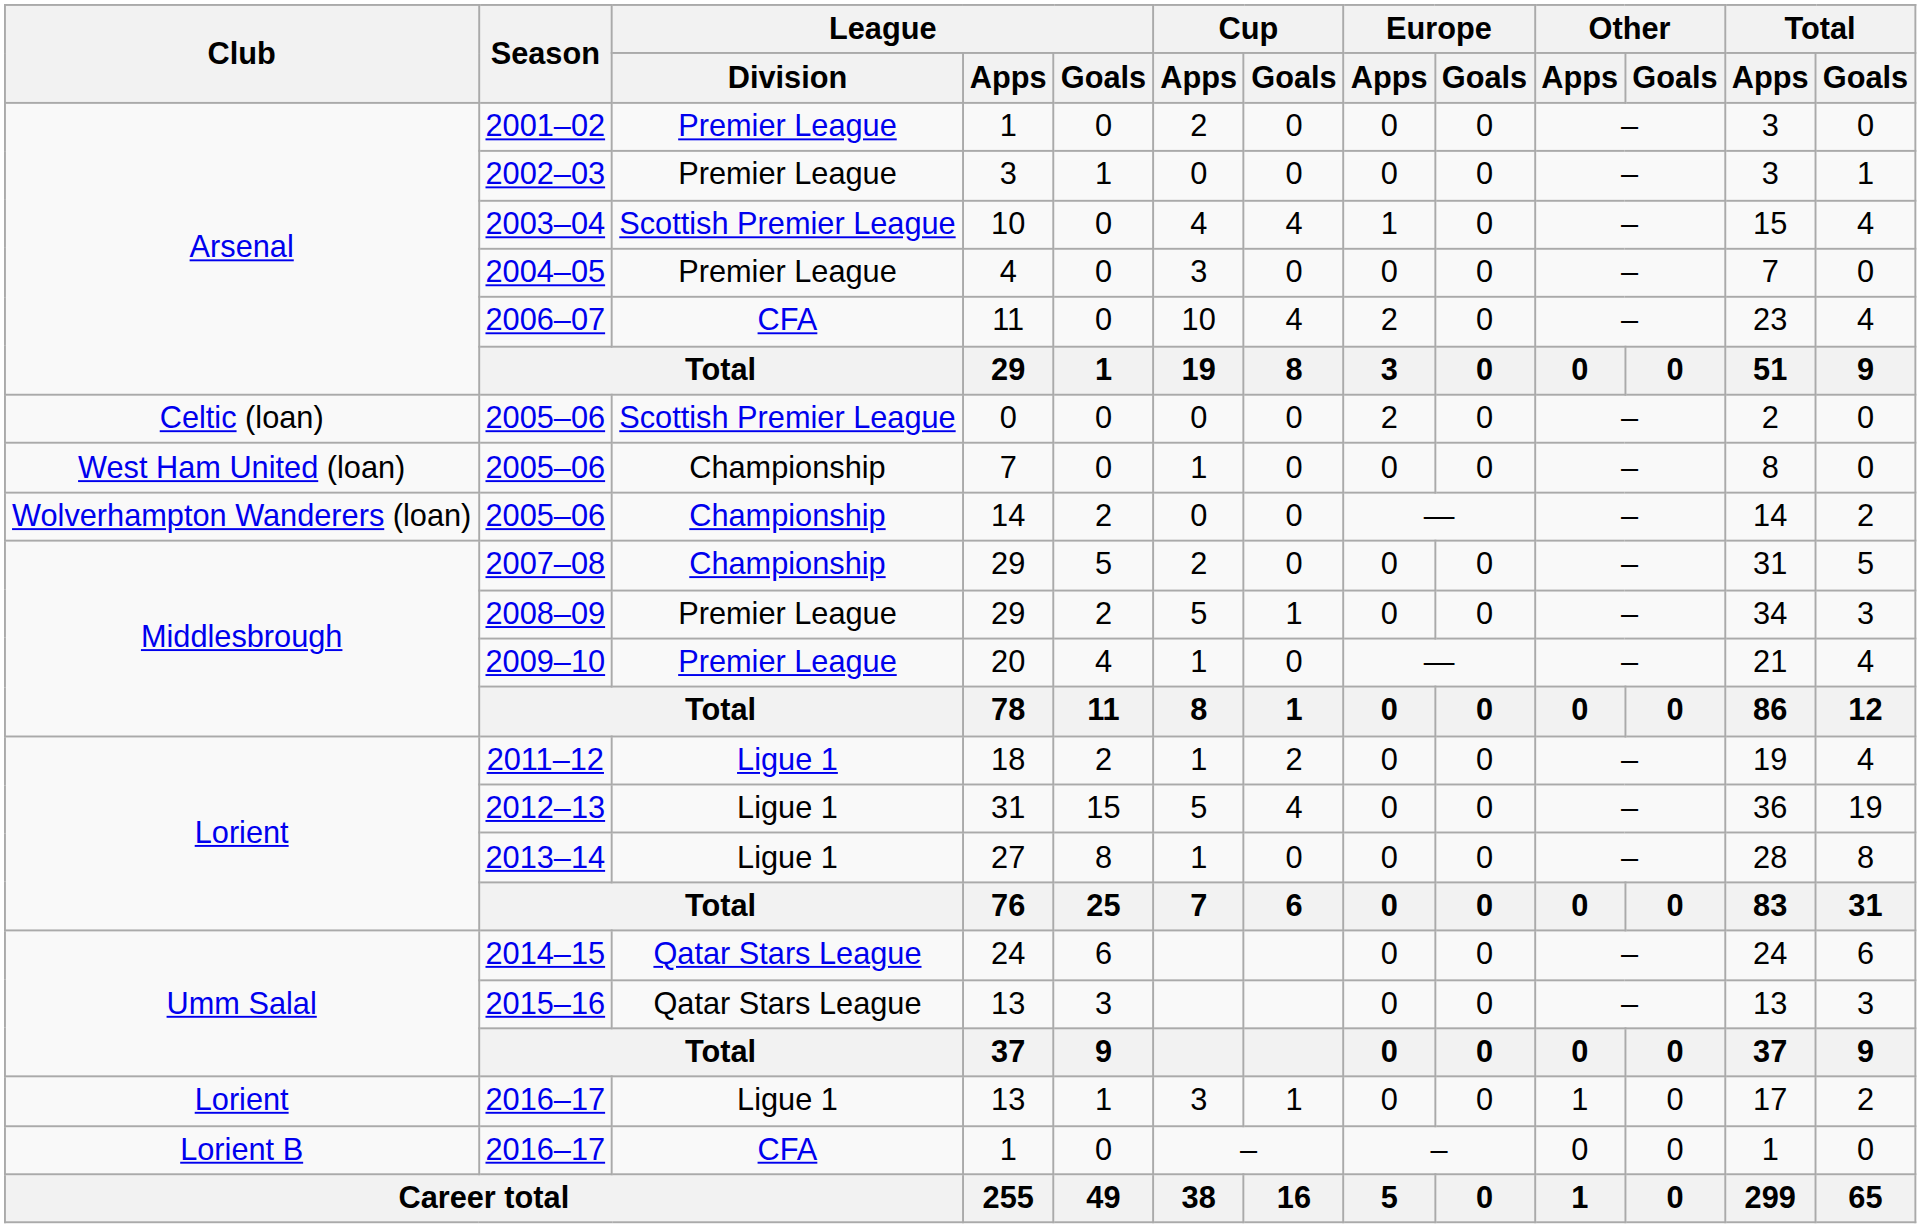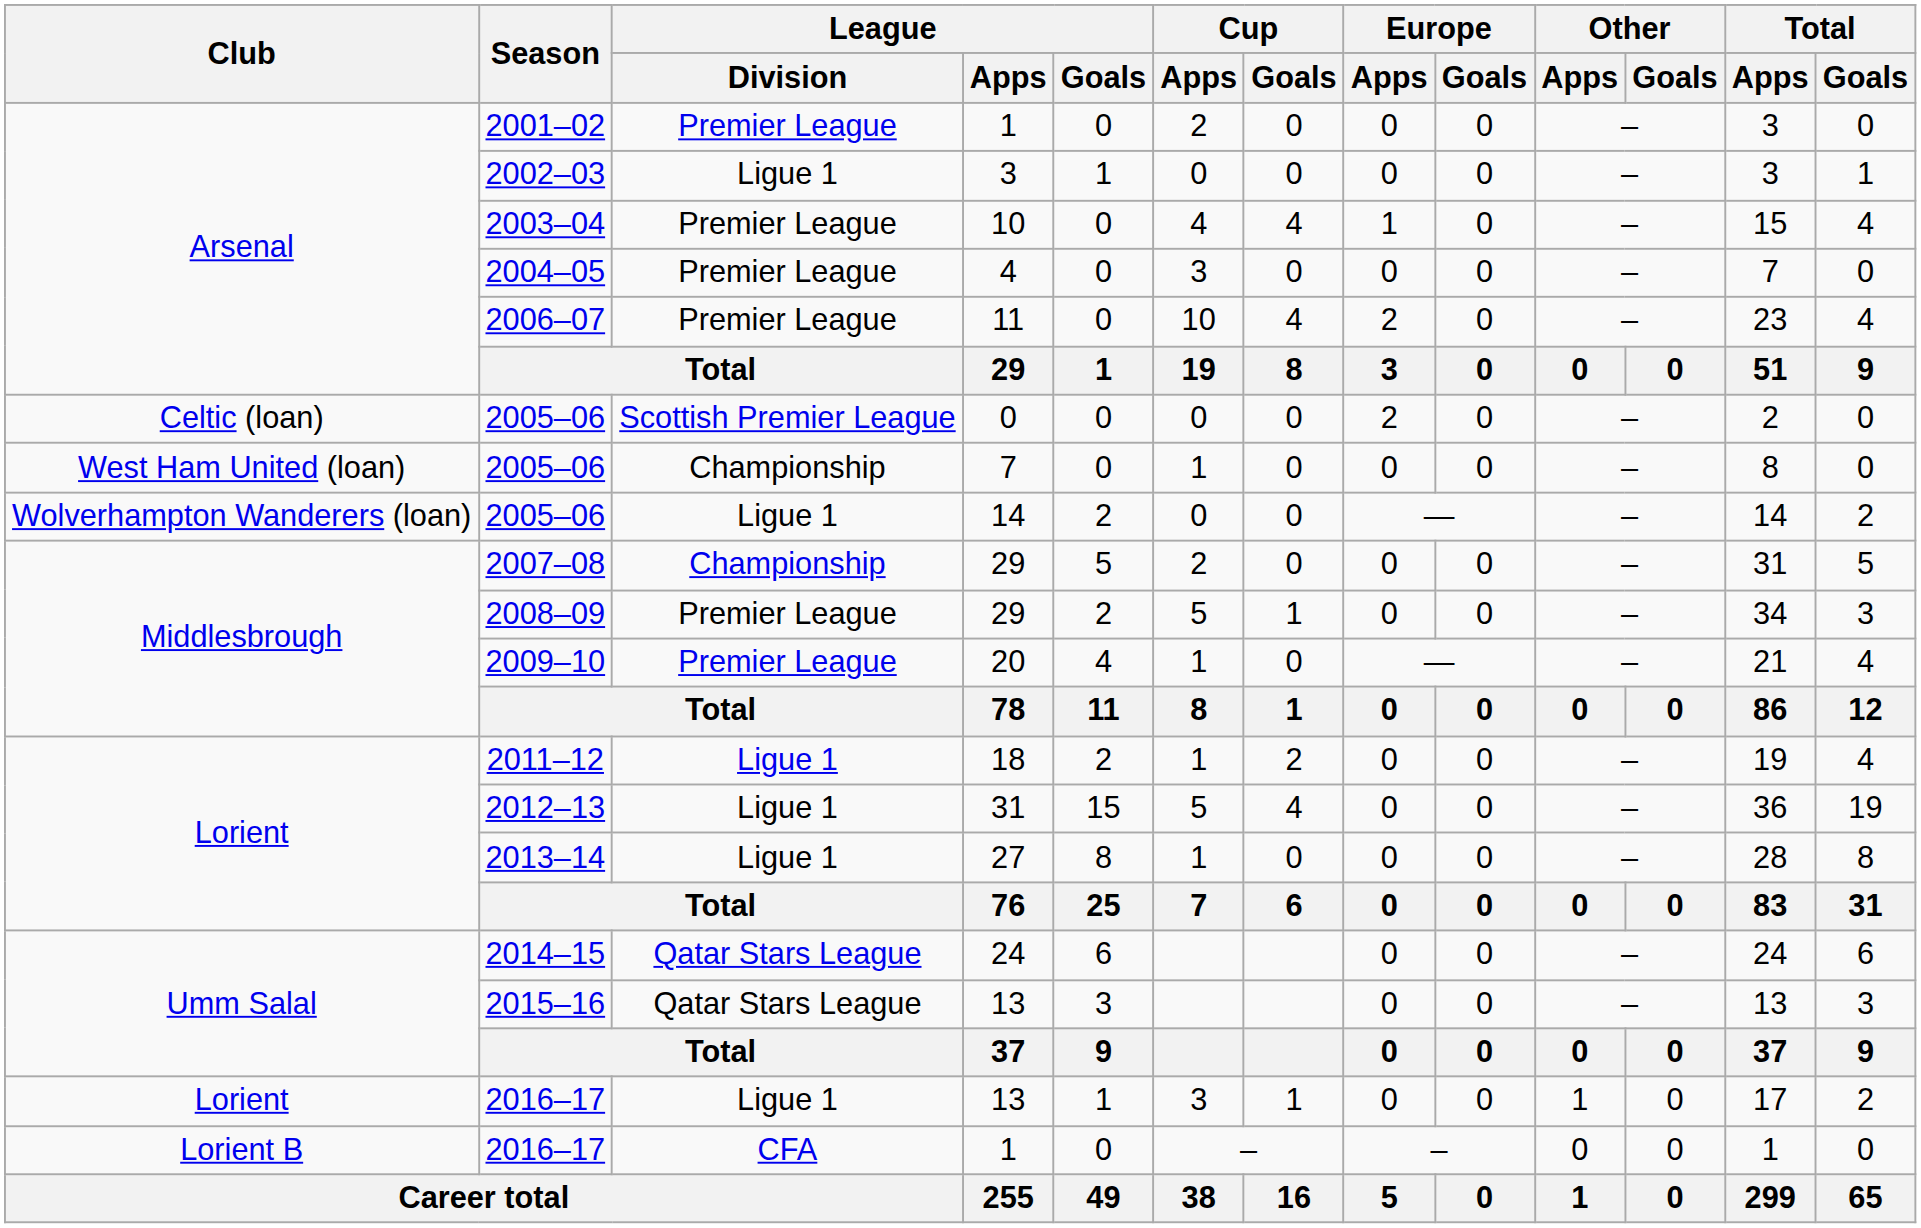(787, 175) Premier League -> (787, 175) Ligue 1
(787, 223) Scottish Premier League -> (787, 223) Premier League
(787, 321) CFA -> (787, 321) Premier League
(787, 516) Championship -> (787, 516) Ligue 1
